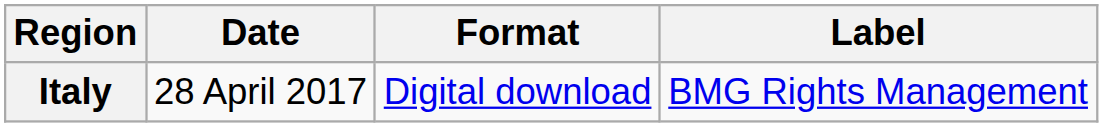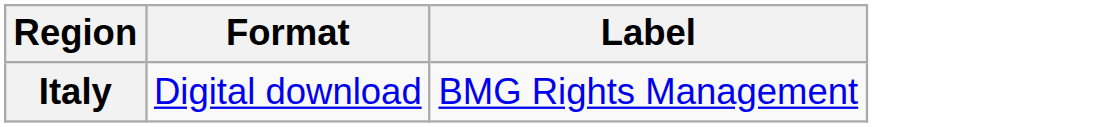- column: (260, 33)
